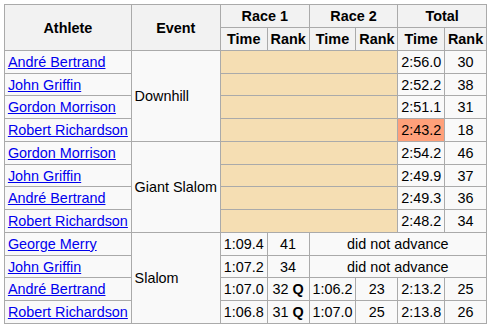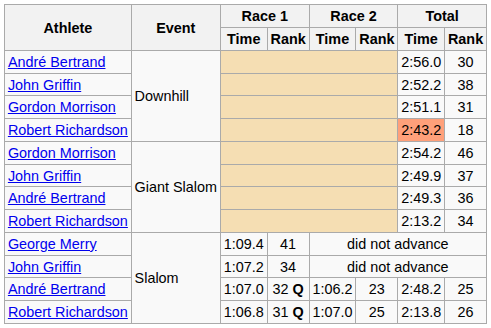(421, 221) 2:48.2 -> (421, 221) 2:13.2
(421, 289) 2:13.2 -> (421, 289) 2:48.2
